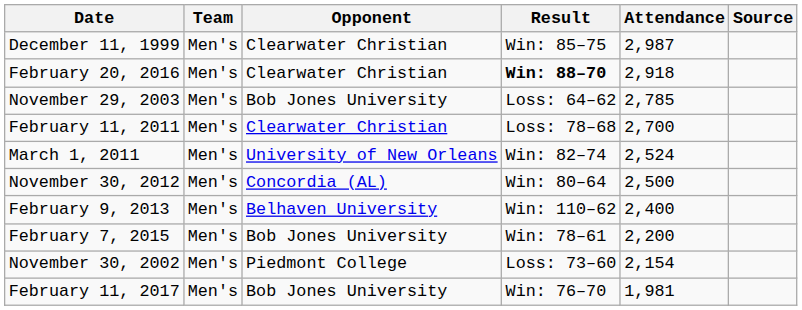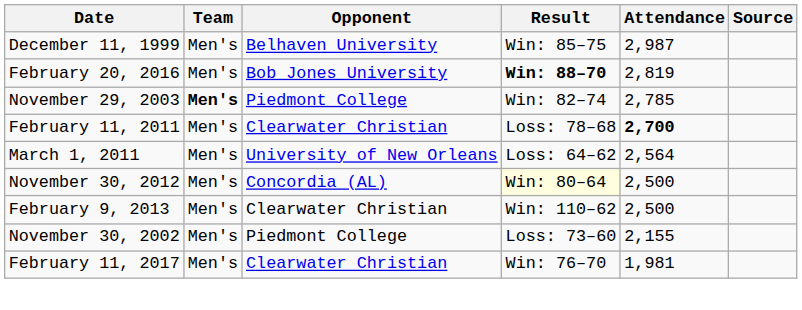(347, 46) Clearwater Christian -> (342, 46) Belhaven University
(347, 73) Clearwater Christian -> (347, 73) Bob Jones University
(649, 73) 2,918 -> (649, 73) 2,819
(213, 100) normal -> (213, 100) bold
(347, 100) Bob Jones University -> (327, 100) Piedmont College
(561, 100) Loss: 64–62 -> (556, 100) Win: 82–74
(649, 128) normal -> (649, 128) bold
(556, 155) Win: 82–74 -> (561, 155) Loss: 64–62
(649, 155) 2,524 -> (649, 155) 2,564
(556, 182) no background -> (556, 182) lightyellow background
(342, 210) Belhaven University -> (347, 210) Clearwater Christian
(649, 210) 2,400 -> (649, 210) 2,500
- row: (89, 237)
(649, 264) 2,154 -> (649, 237) 2,155
(347, 292) Bob Jones University -> (347, 264) Clearwater Christian
